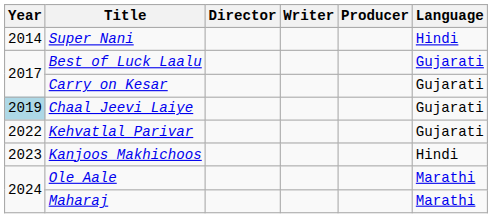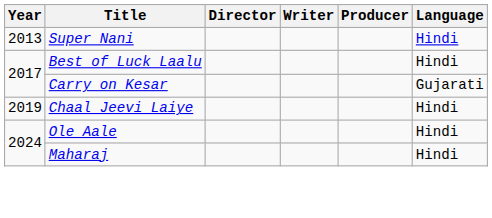(25, 39) 2014 -> (25, 39) 2013
(450, 62) Gujarati -> (437, 62) Hindi
(25, 108) lightblue background -> (25, 108) no background
(450, 108) Gujarati -> (437, 108) Hindi
- row: (121, 132)
- row: (125, 155)
(446, 178) Marathi -> (437, 132) Hindi
(446, 201) Marathi -> (437, 155) Hindi
